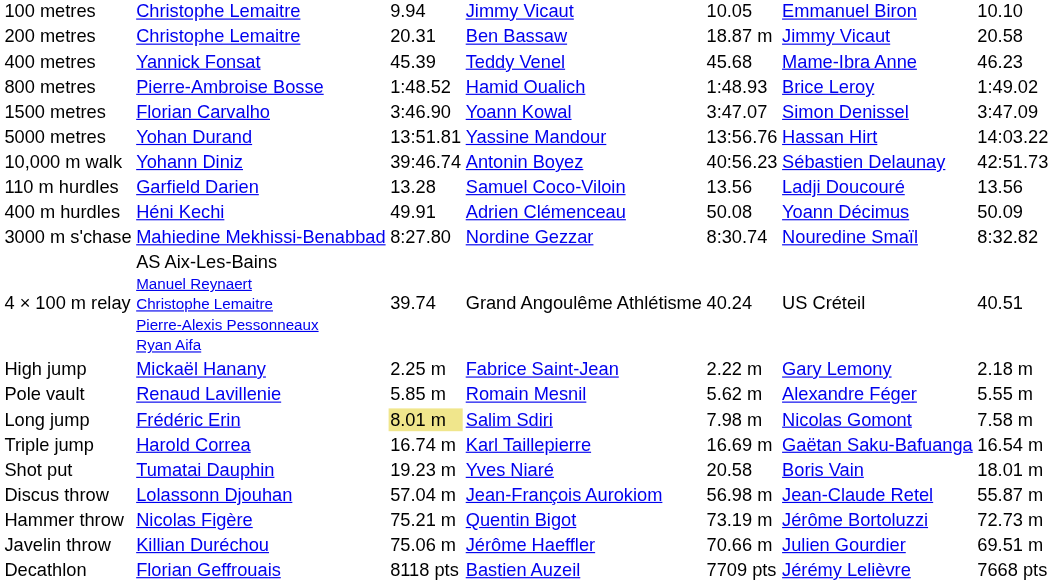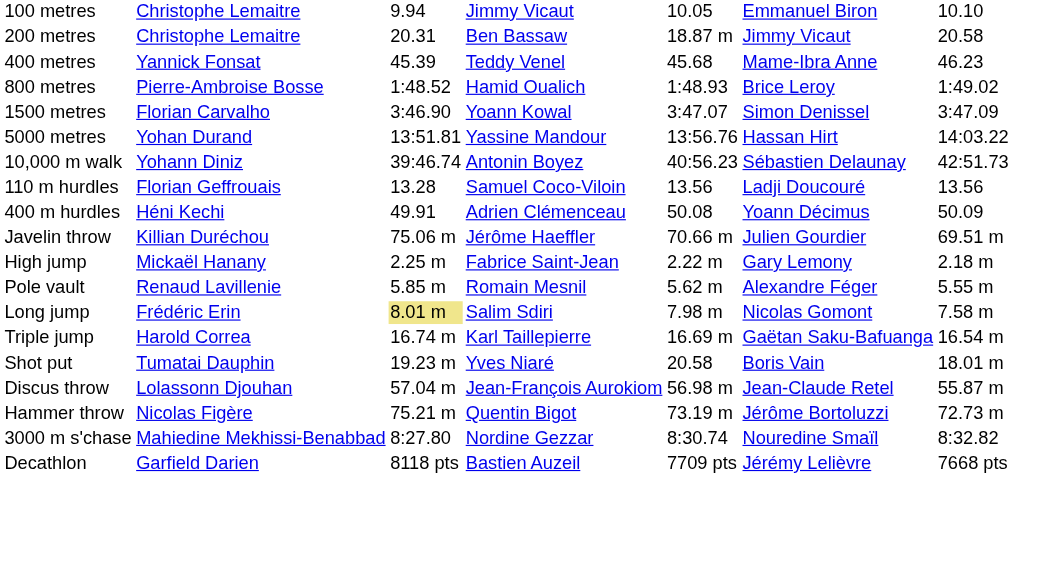(197, 187) Garfield Darien -> (208, 187) Florian Geffrouais
rows swapped: (68, 237) <-> (58, 545)
- row: (68, 303)
(208, 570) Florian Geffrouais -> (197, 463) Garfield Darien
